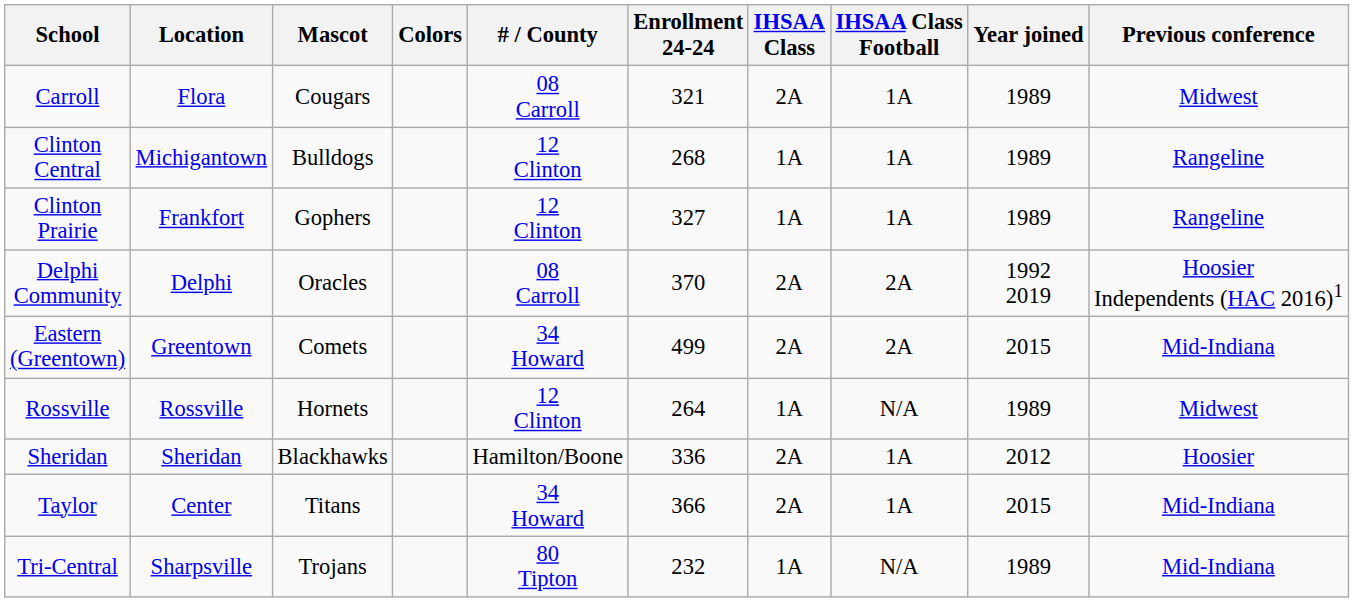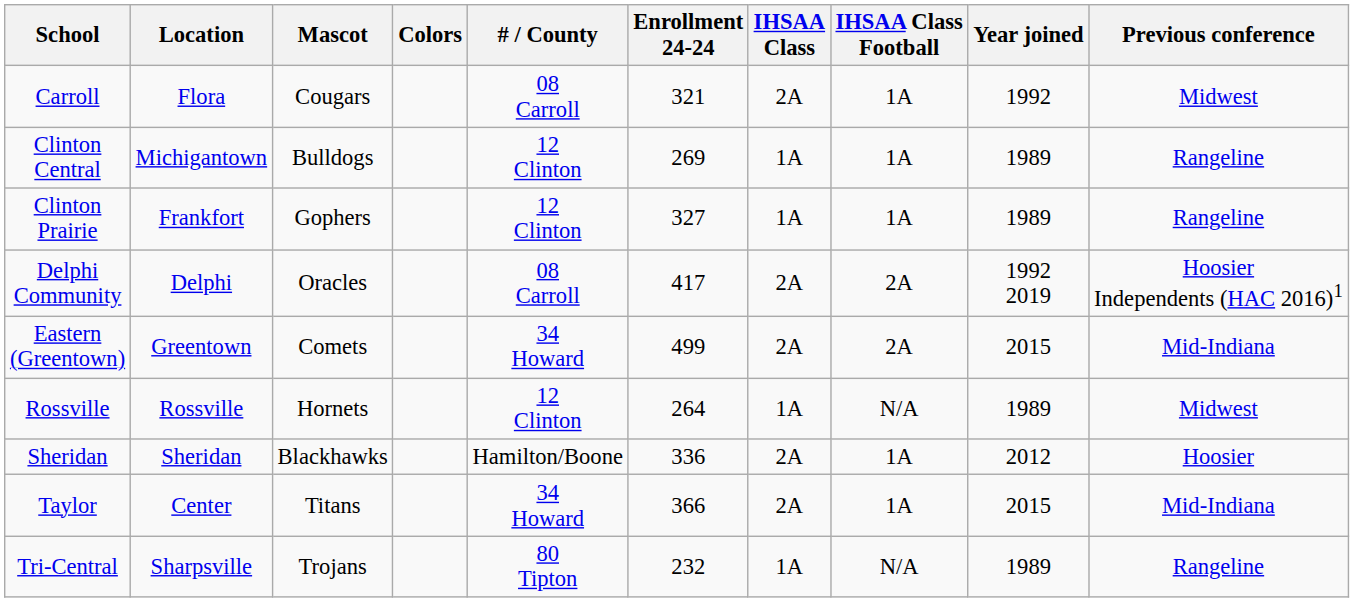(1028, 96) 1989 -> (1028, 96) 1992
(688, 157) 268 -> (688, 157) 269
(688, 282) 370 -> (688, 282) 417
(1218, 566) Mid-Indiana -> (1218, 566) Rangeline
